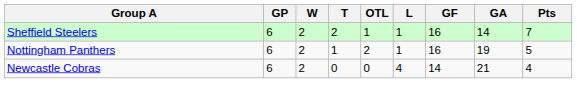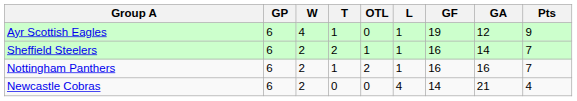+ row: (57, 31)
(483, 50) 19 -> (483, 68) 16
(529, 50) 5 -> (529, 68) 7
